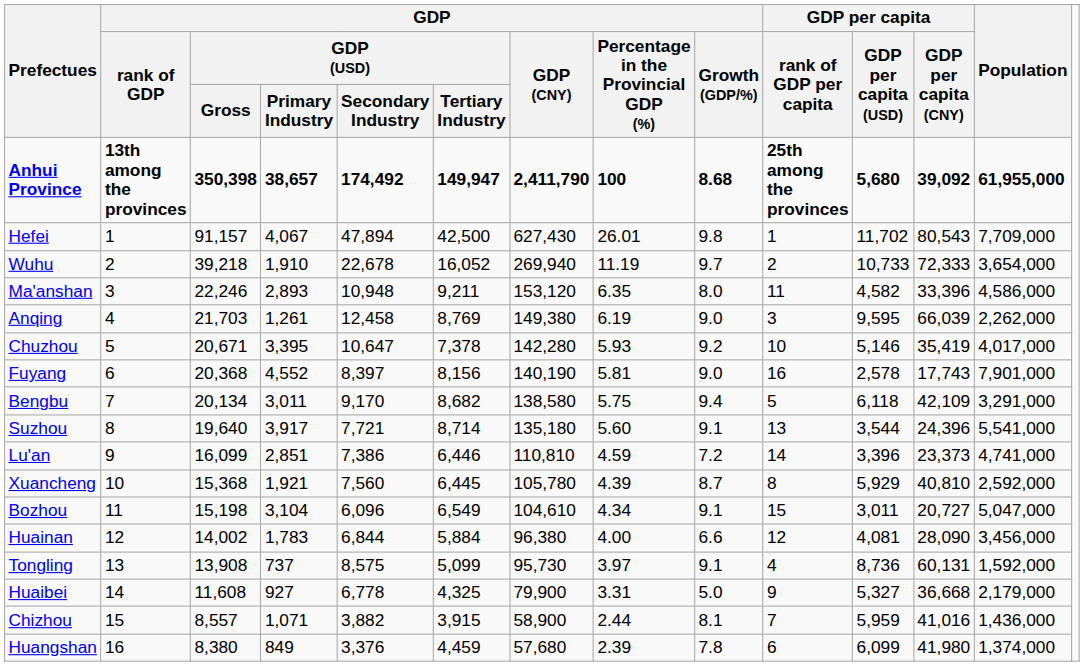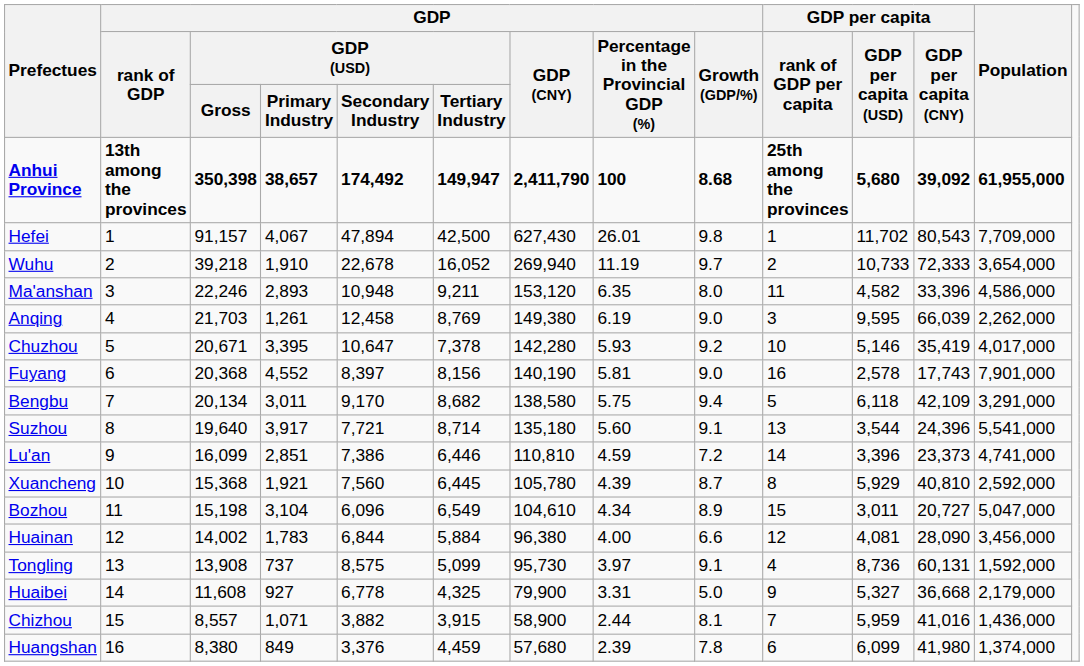(711, 510) 9.1 -> (711, 510) 8.9
